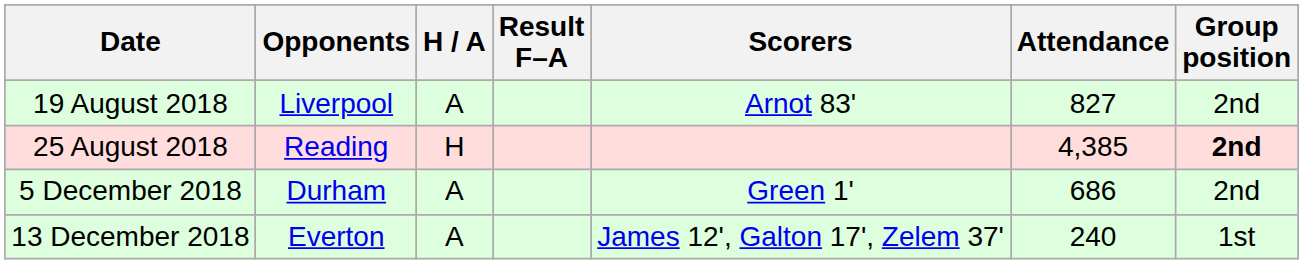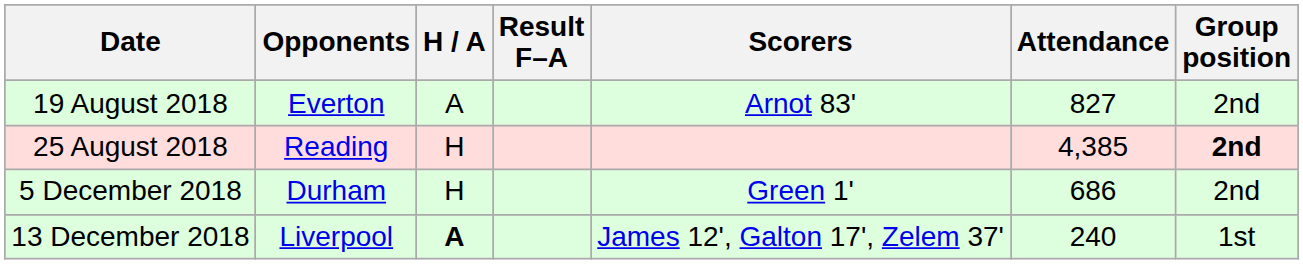(336, 102) Liverpool -> (336, 102) Everton
(454, 191) A -> (454, 191) H
(336, 235) Everton -> (336, 235) Liverpool
(454, 235) normal -> (454, 235) bold
